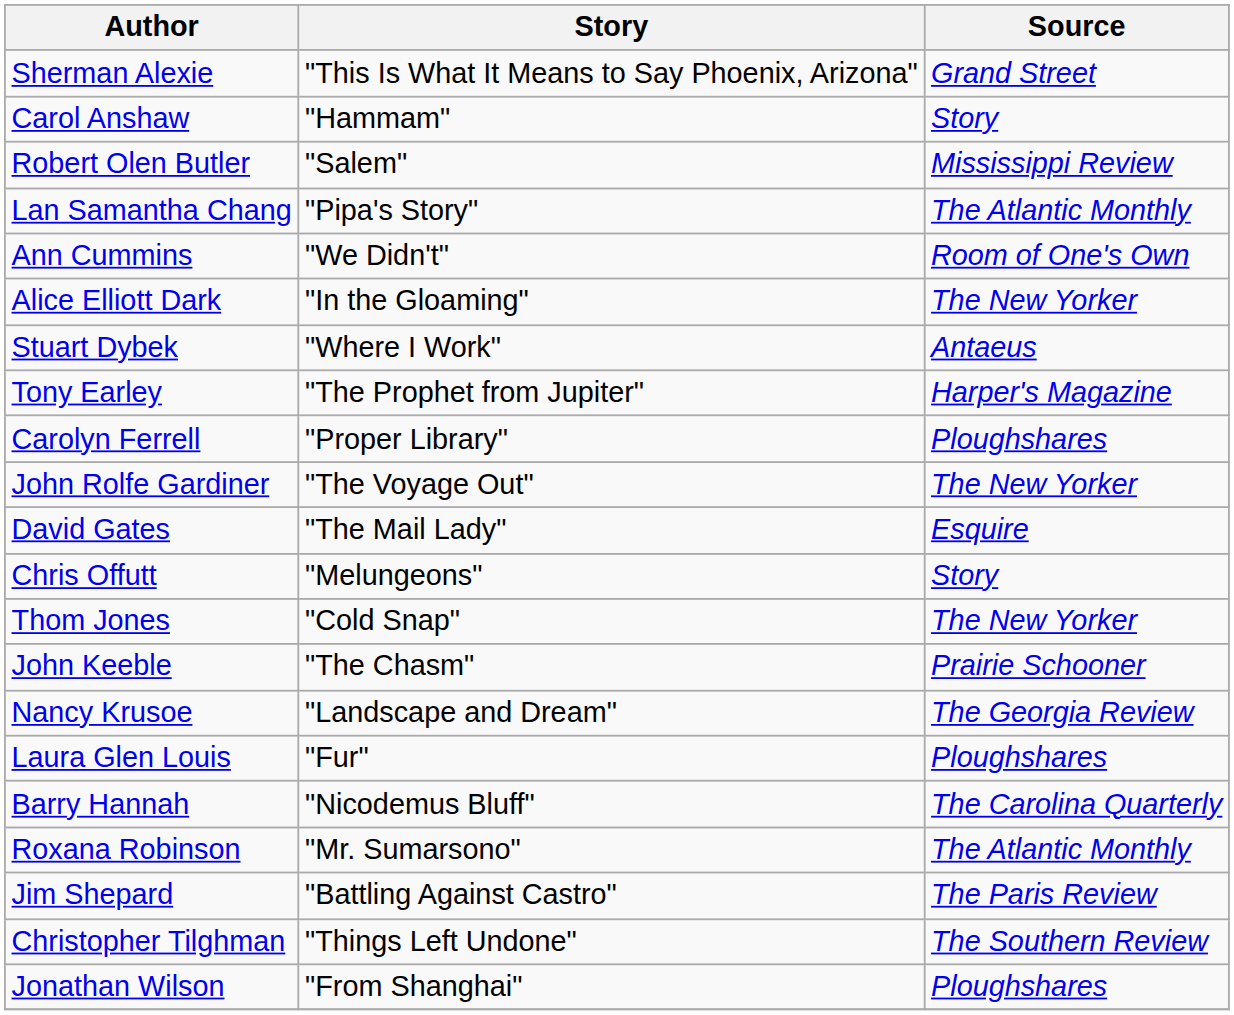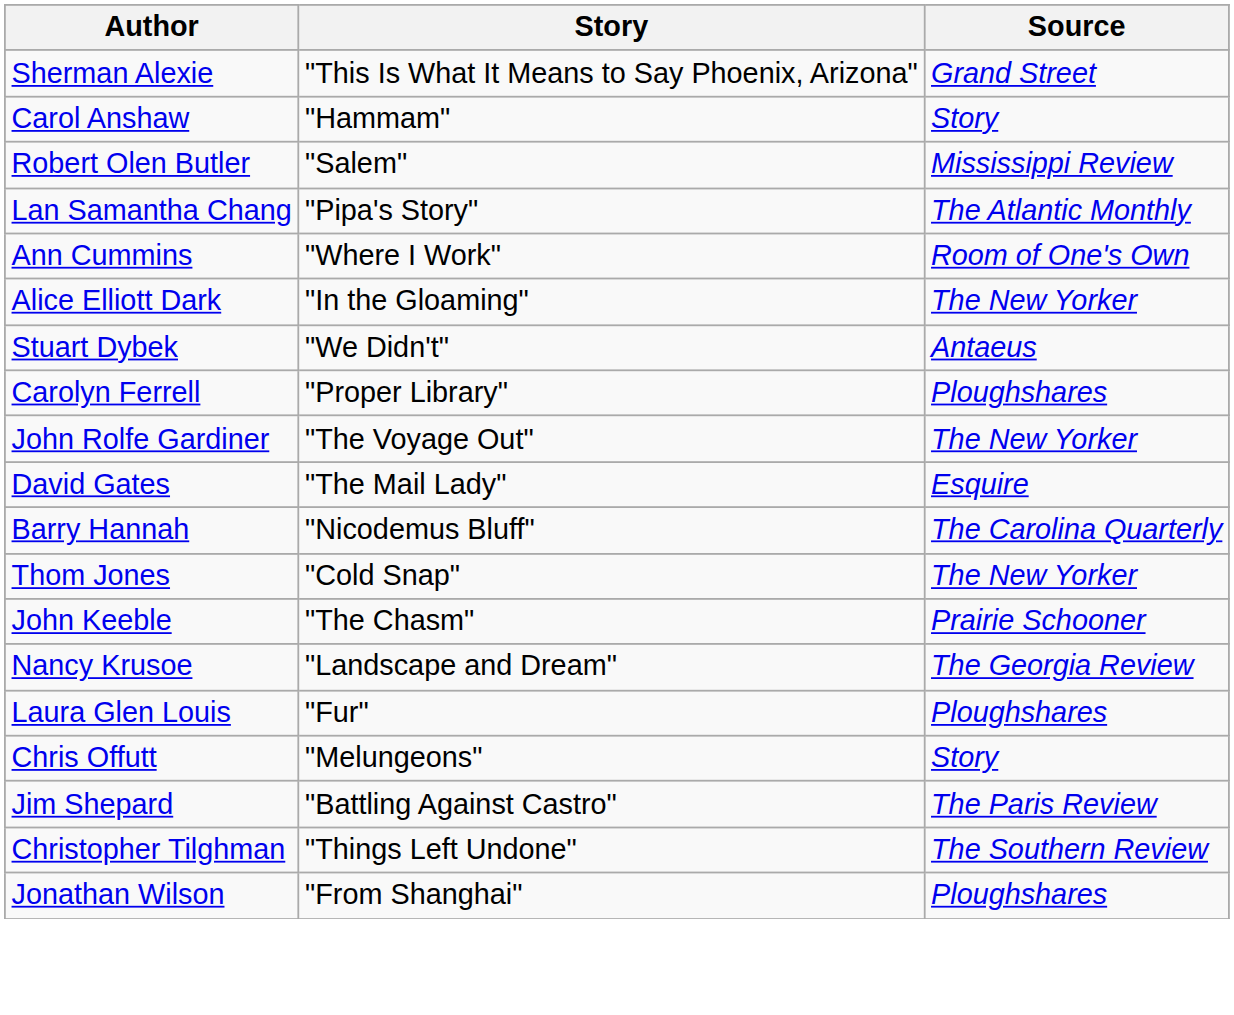(377, 255) "We Didn't" -> (403, 255) "Where I Work"
(403, 347) "Where I Work" -> (377, 347) "We Didn't"
- row: (87, 392)
rows swapped: (100, 803) <-> (84, 575)
- row: (126, 849)
